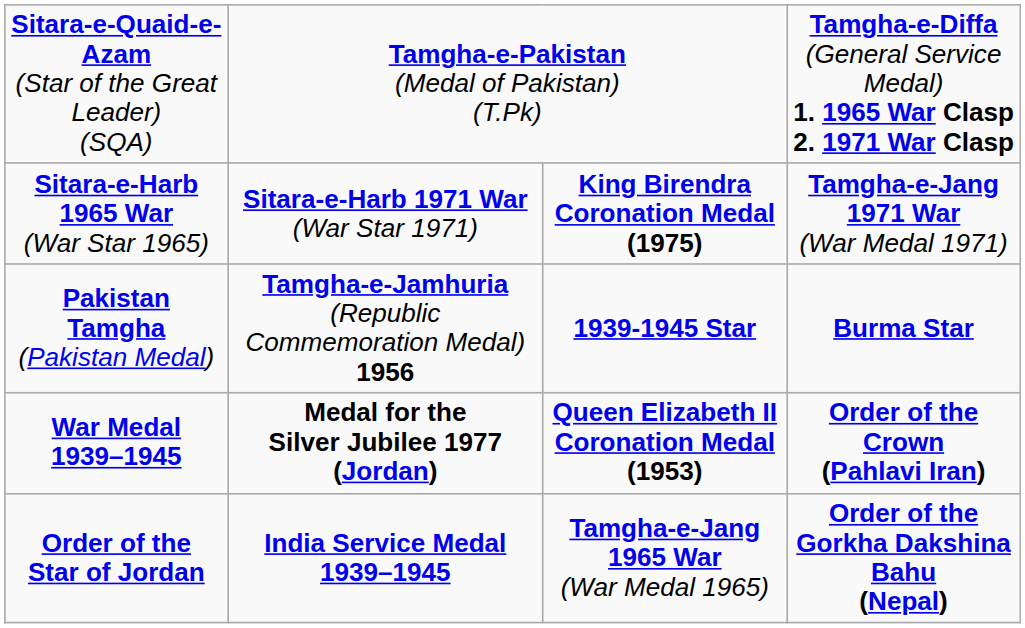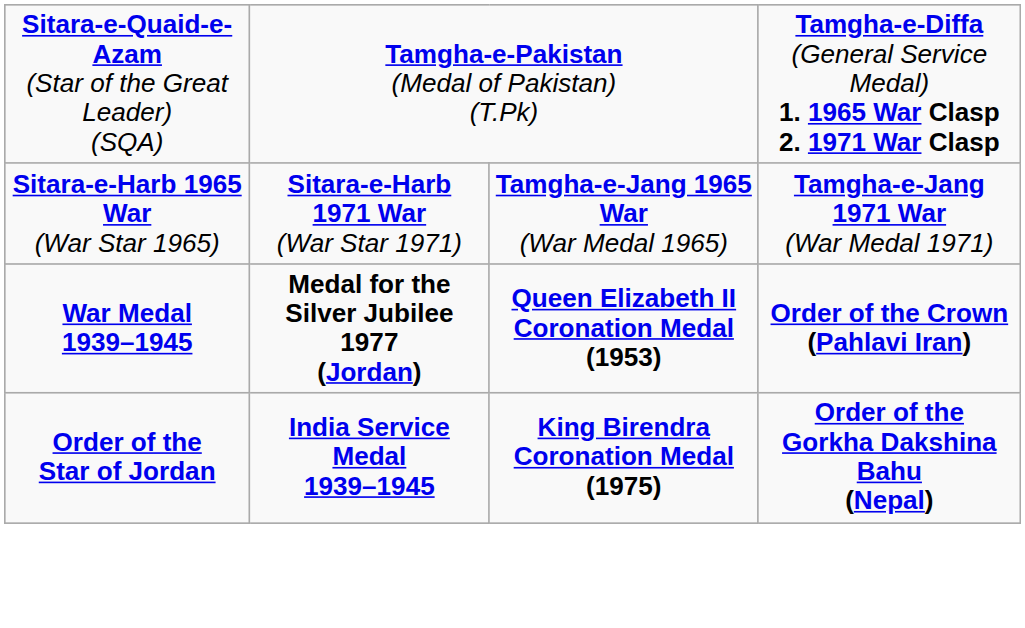(665, 213) King Birendra Coronation Medal (1975) -> (624, 213) Tamgha-e-Jang 1965 War (War Medal 1965)
- row: (116, 327)
(665, 557) Tamgha-e-Jang 1965 War (War Medal 1965) -> (624, 457) King Birendra Coronation Medal (1975)
